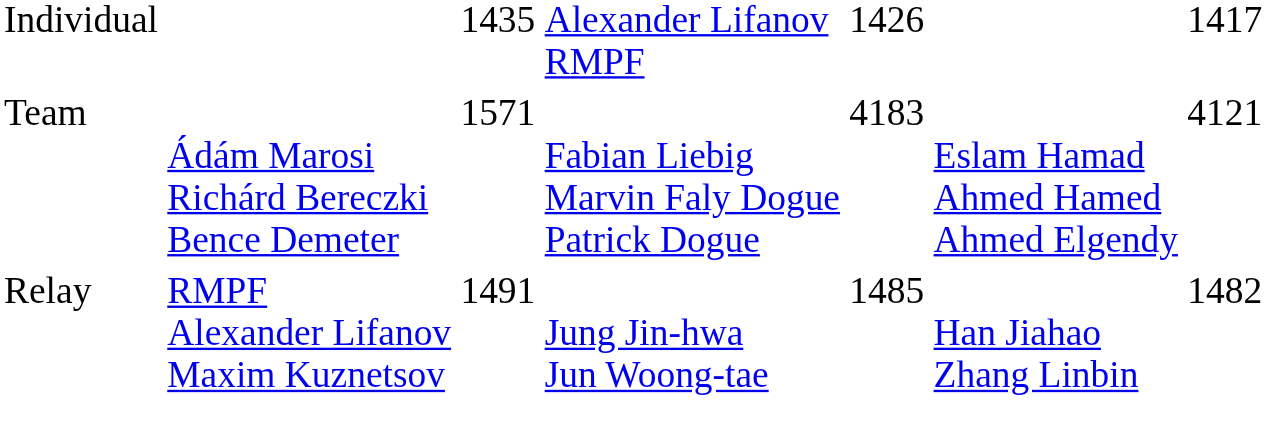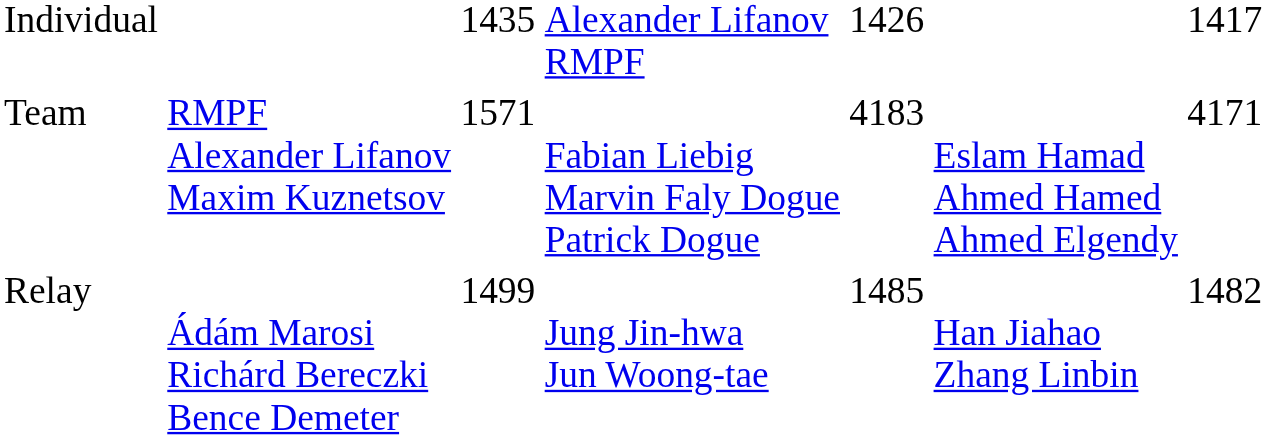(298, 197) Ádám Marosi Richárd Bereczki Bence Demeter -> (309, 155) RMPF Alexander Lifanov Maxim Kuznetsov
(1225, 113) 4121 -> (1225, 113) 4171
(309, 332) RMPF Alexander Lifanov Maxim Kuznetsov -> (298, 375) Ádám Marosi Richárd Bereczki Bence Demeter
(498, 290) 1491 -> (498, 290) 1499
